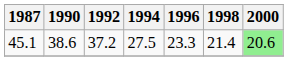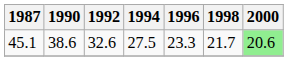(102, 42) 37.2 -> (102, 42) 32.6
(221, 42) 21.4 -> (221, 42) 21.7
